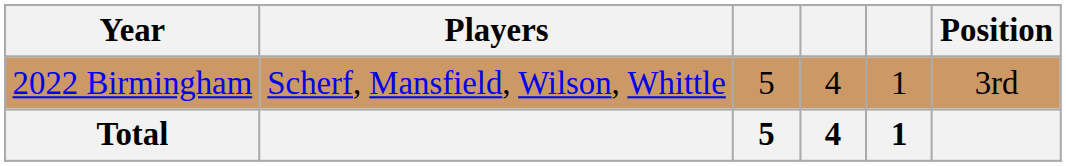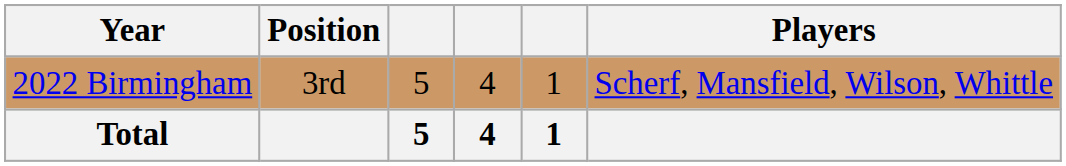columns swapped: (997, 30) <-> (497, 30)
